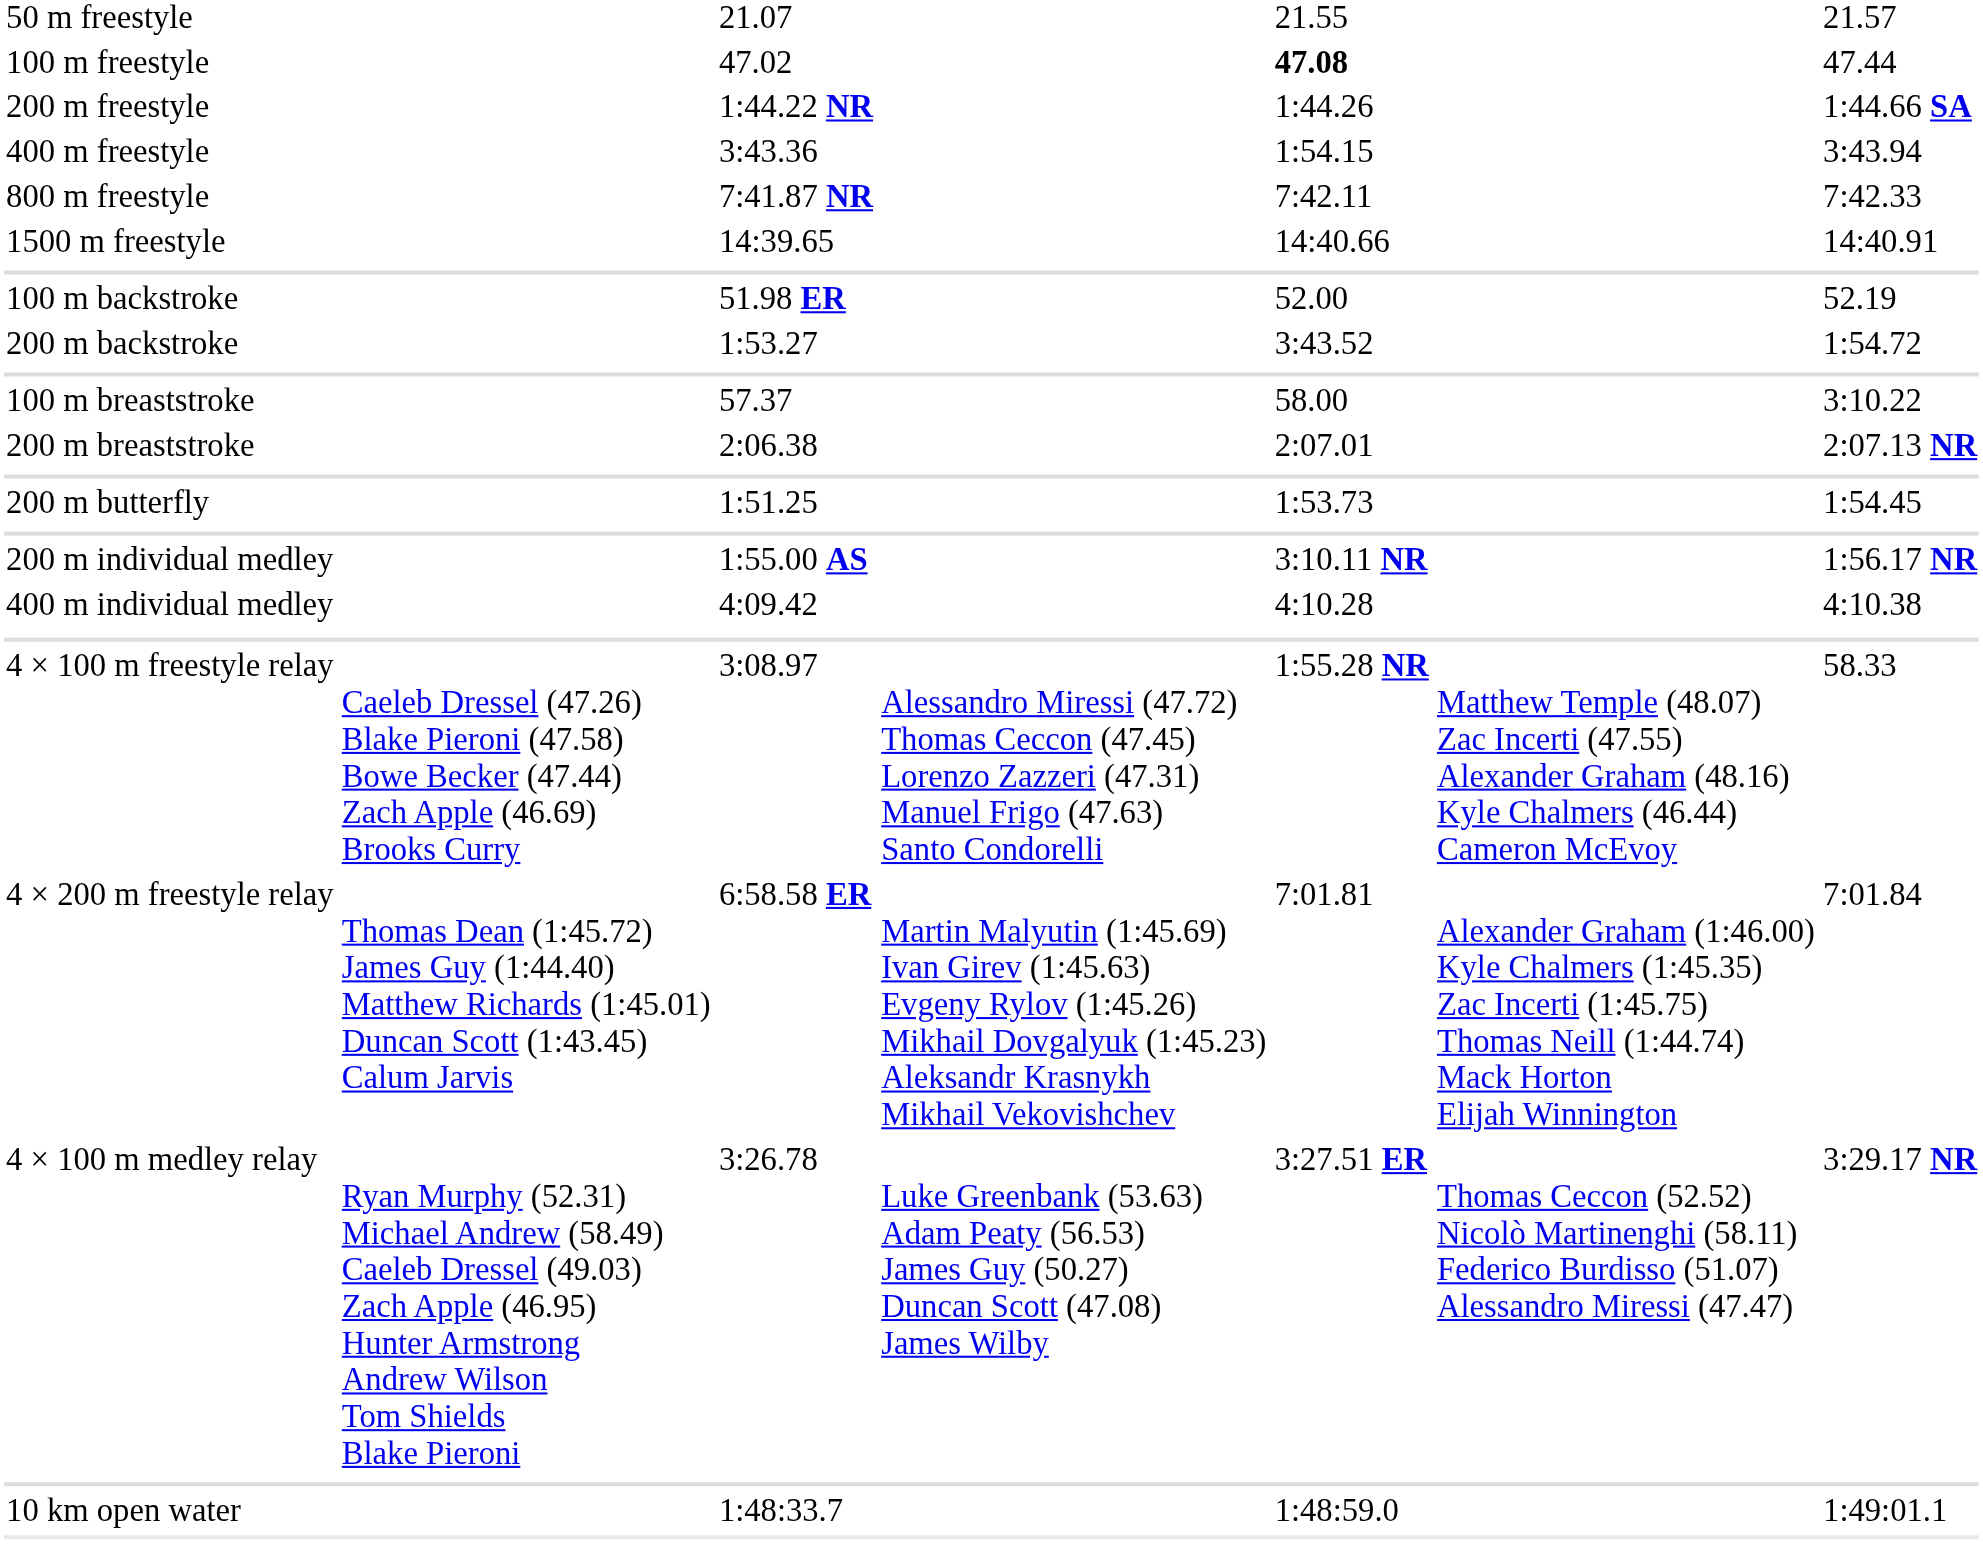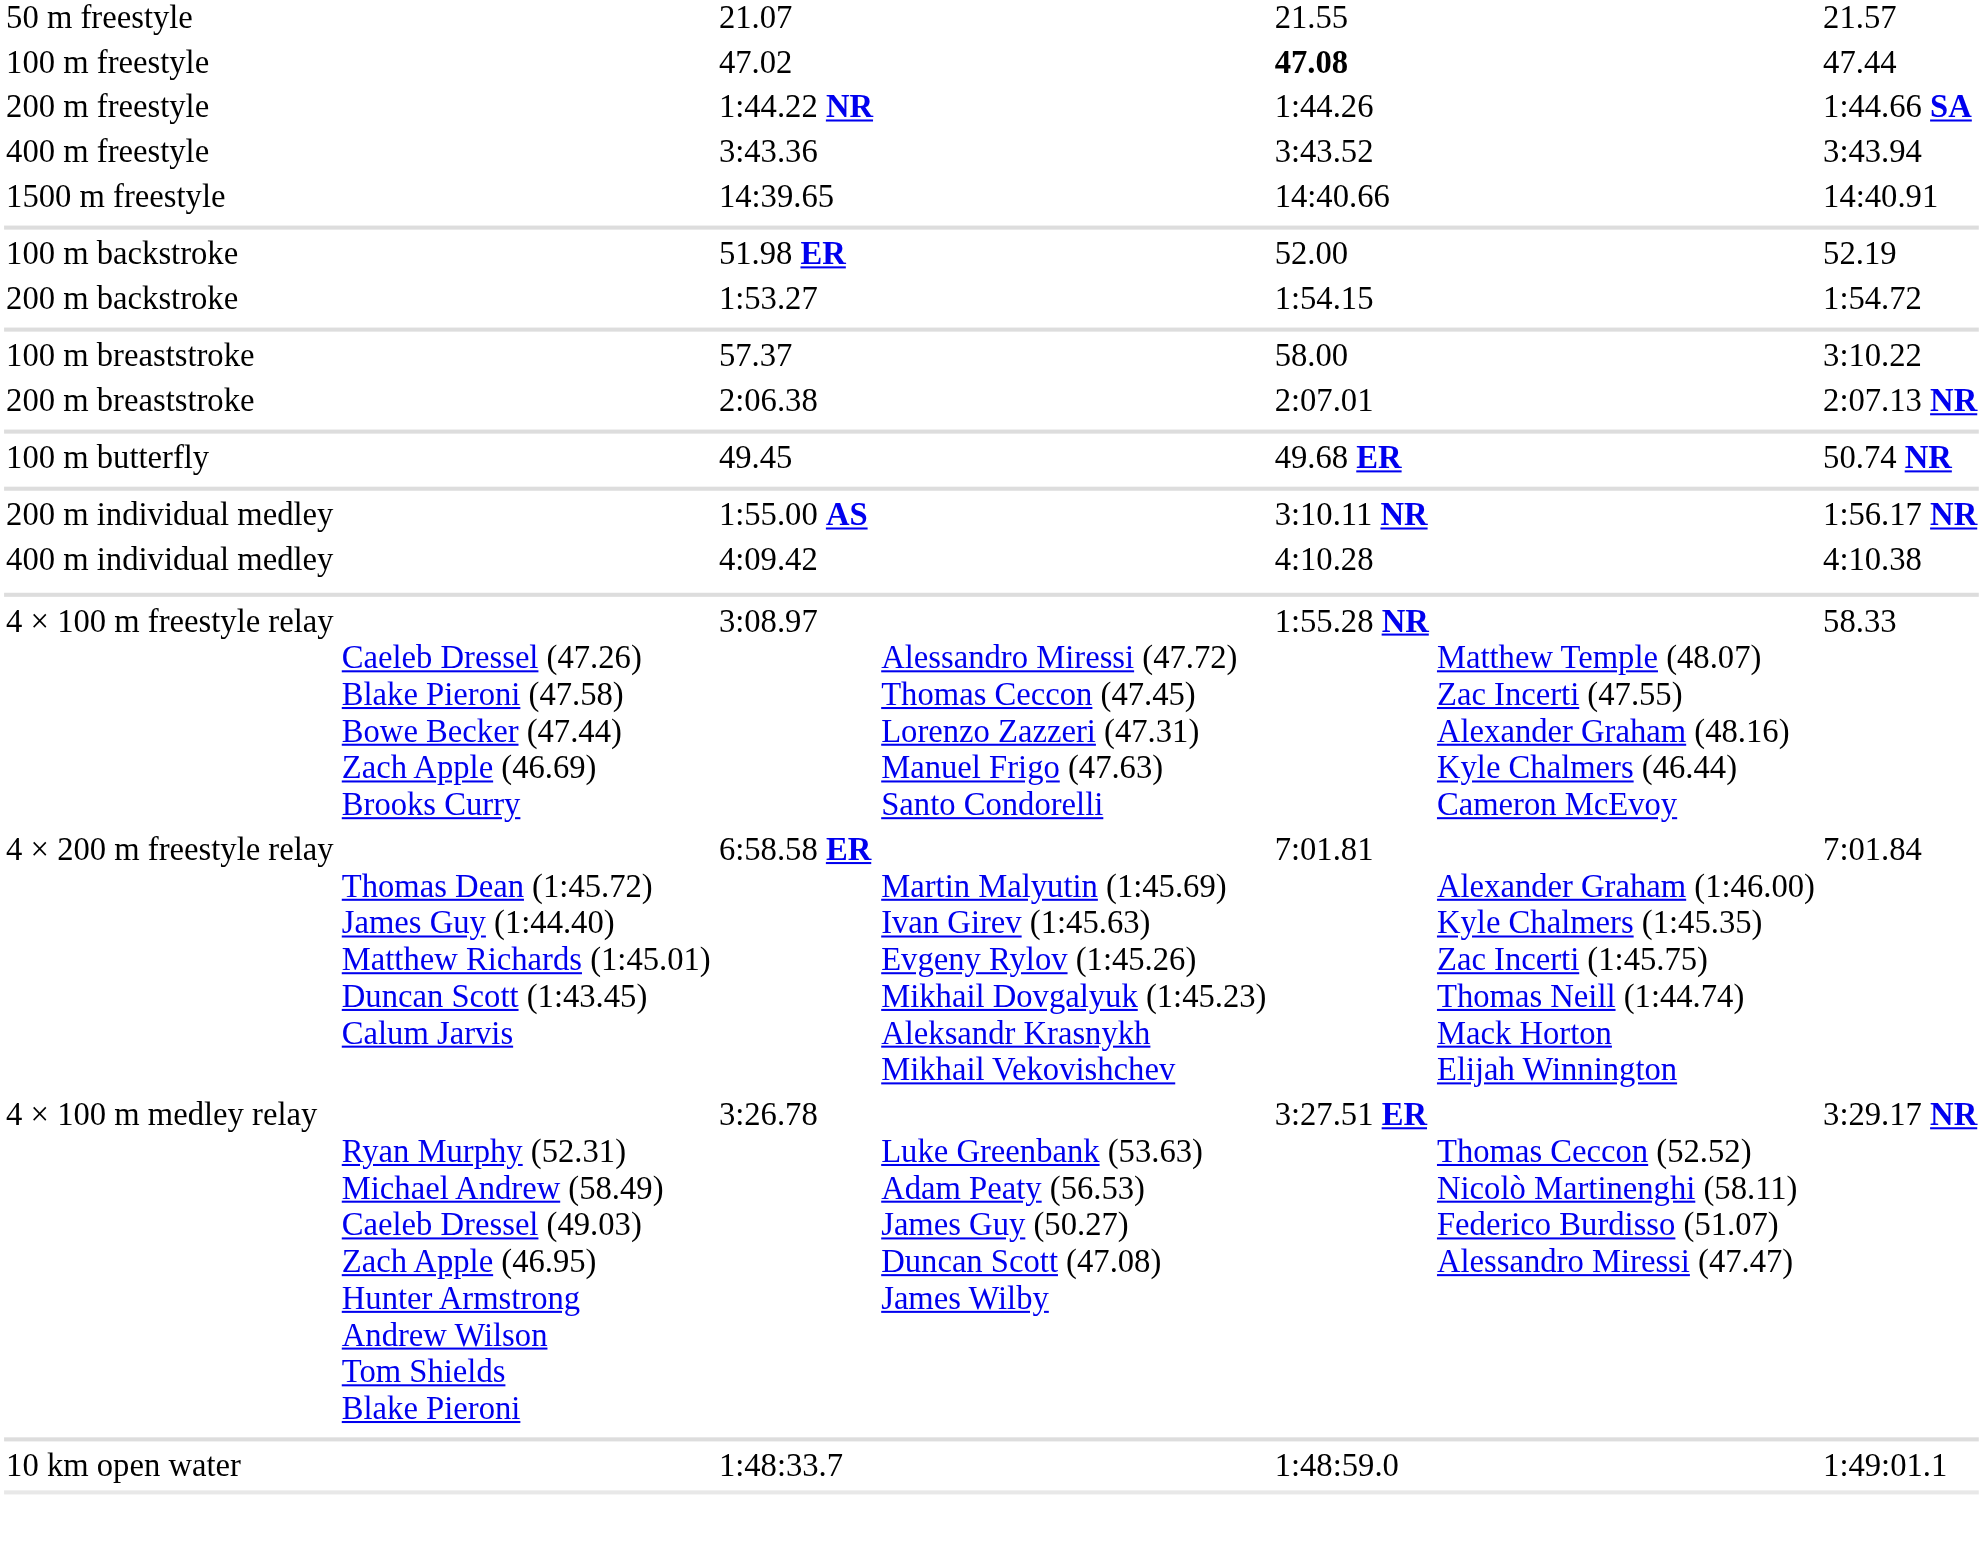(1324, 151) 1:54.15 -> (1324, 151) 3:43.52
- row: (108, 196)
(1324, 343) 3:43.52 -> (1324, 298) 1:54.15
+ row: (108, 457)
- row: (108, 502)
